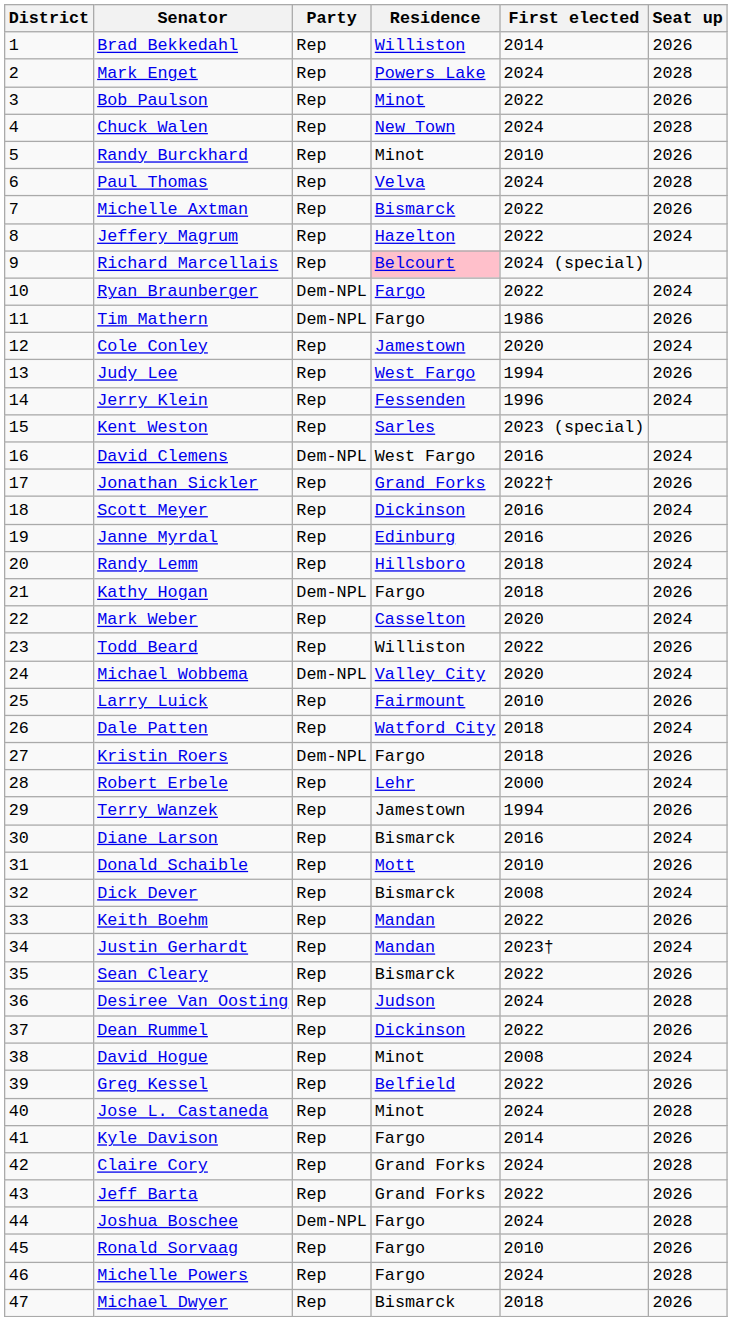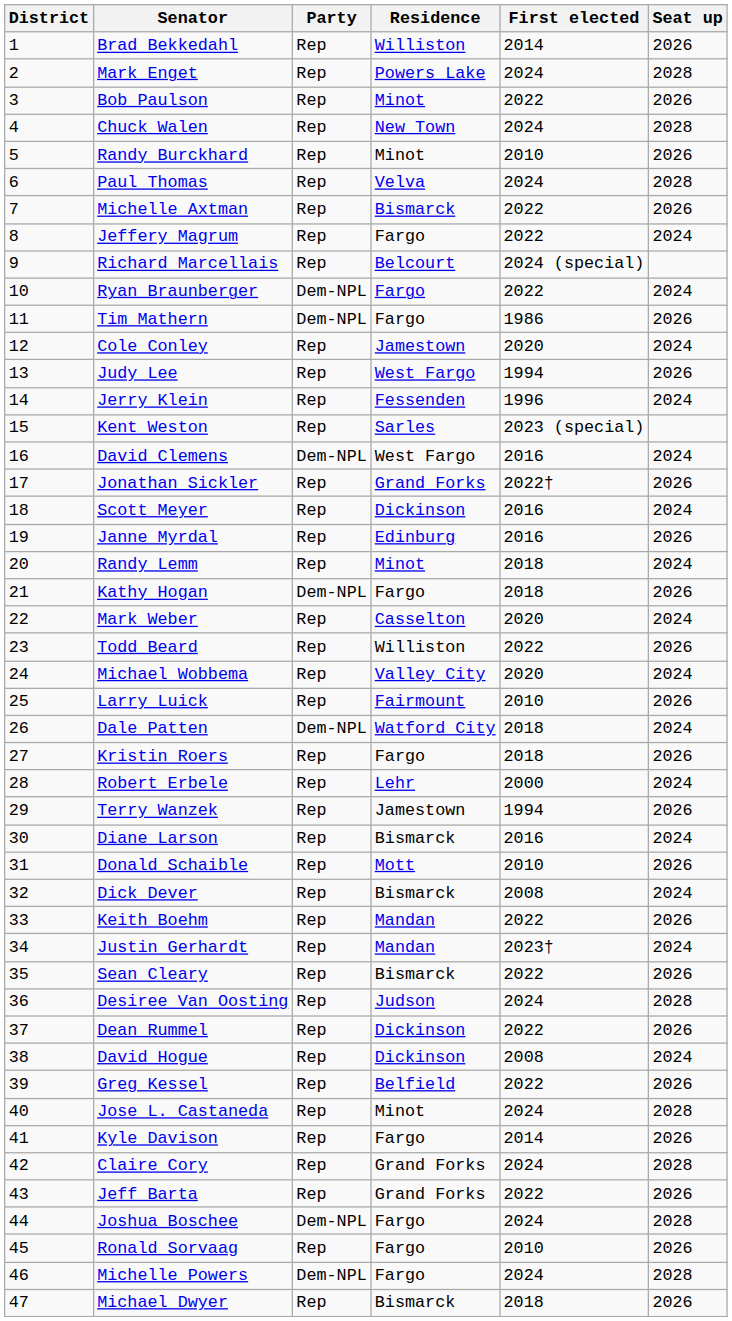(415, 237) Hazelton -> (400, 237) Fargo
(415, 264) pink background -> (415, 264) no background
(420, 565) Hillsboro -> (400, 565) Minot
(332, 674) Dem-NPL -> (311, 674) Rep
(311, 729) Rep -> (332, 729) Dem-NPL
(332, 756) Dem-NPL -> (311, 756) Rep
(400, 1057) Minot -> (420, 1057) Dickinson
(311, 1276) Rep -> (332, 1276) Dem-NPL
